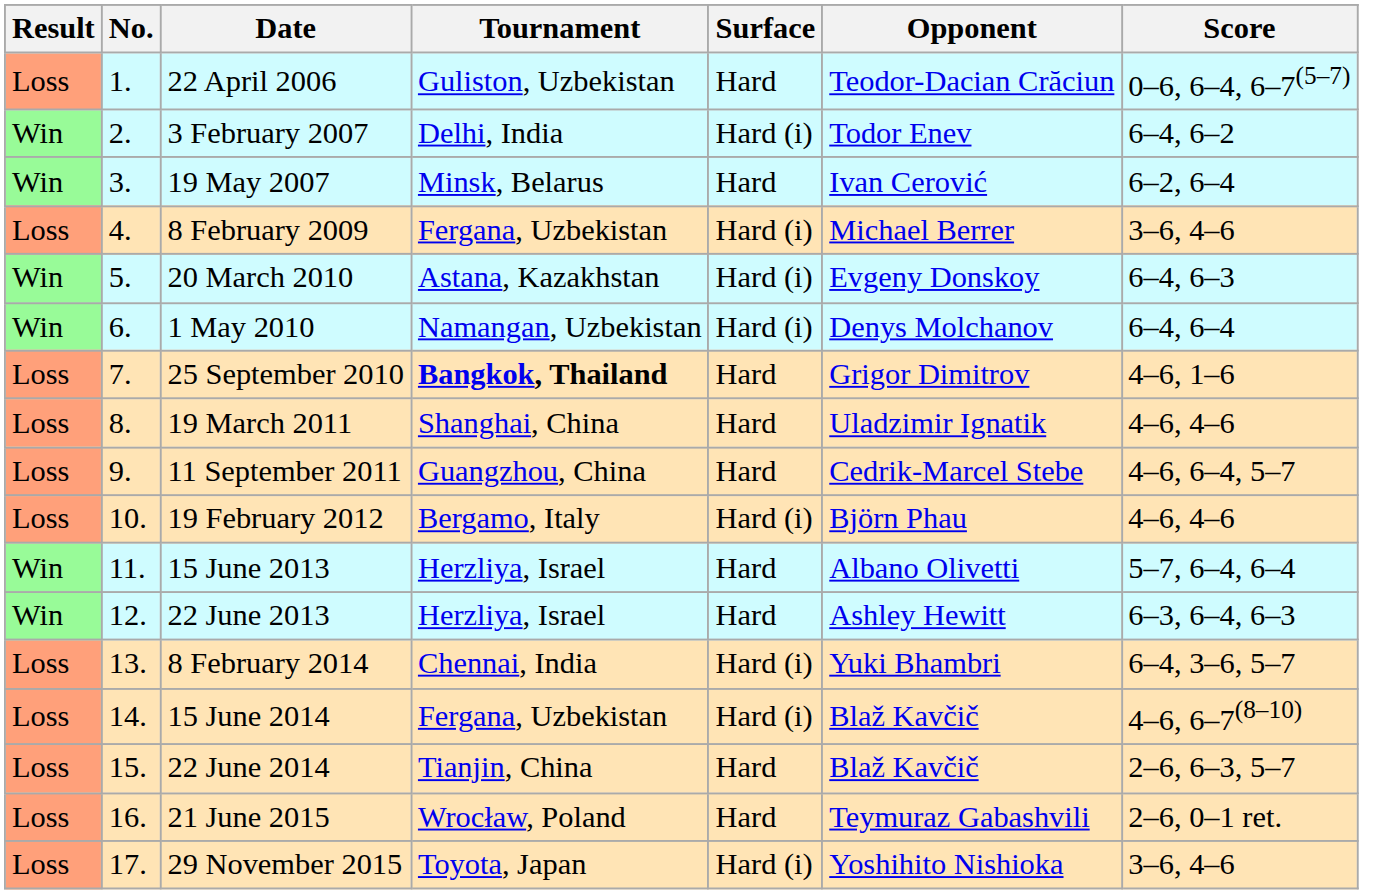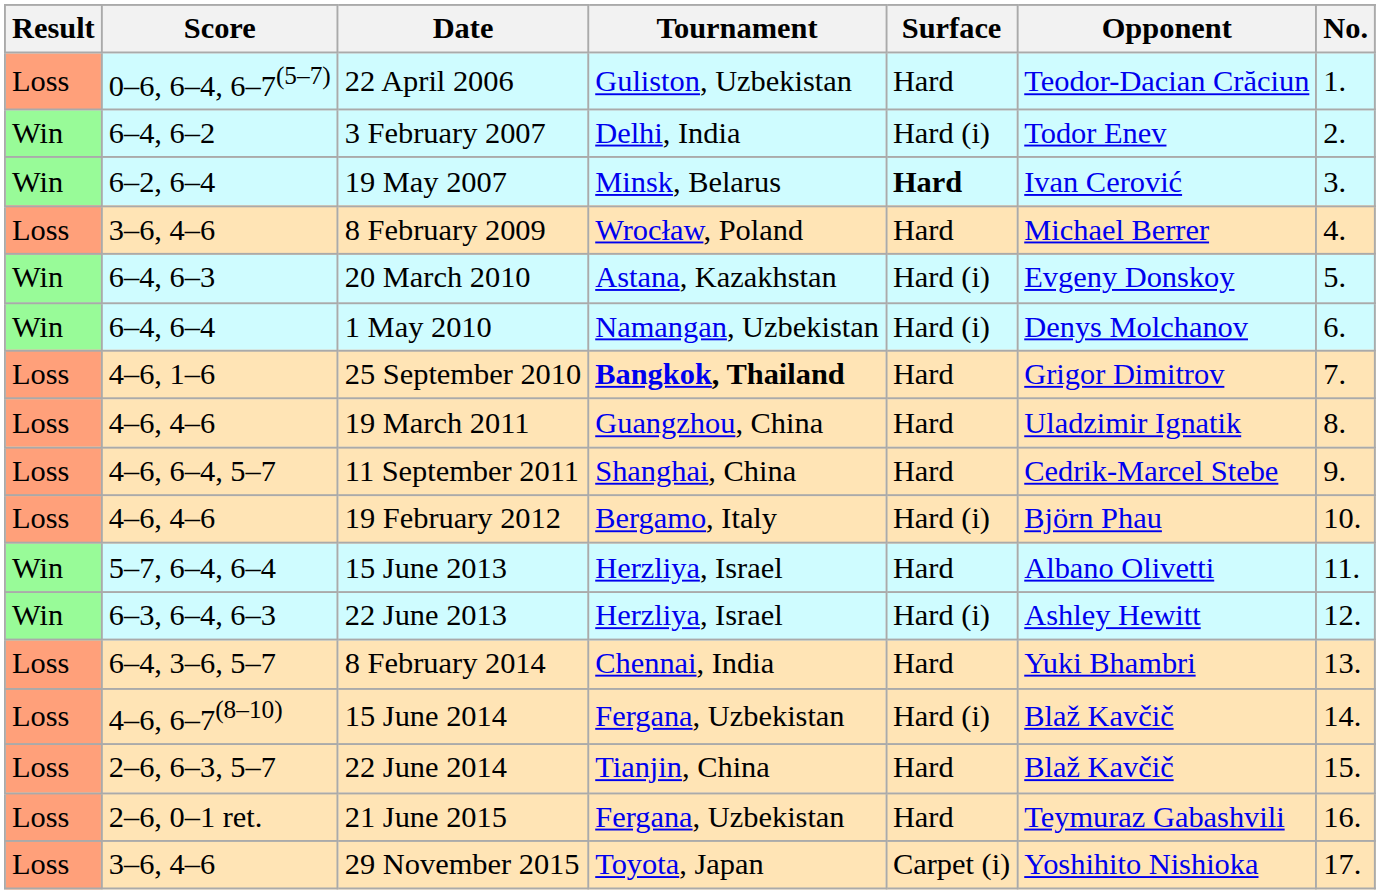columns swapped: (131, 28) <-> (1239, 28)
(746, 181) normal -> (928, 181) bold
(543, 229) Fergana, Uzbekistan -> (699, 229) Wrocław, Poland
(764, 229) Hard (i) -> (923, 229) Hard
(518, 422) Shanghai, China -> (709, 422) Guangzhou, China
(532, 470) Guangzhou, China -> (696, 470) Shanghai, China
(746, 615) Hard -> (941, 615) Hard (i)
(764, 663) Hard (i) -> (923, 663) Hard
(522, 816) Wrocław, Poland -> (720, 816) Fergana, Uzbekistan
(764, 864) Hard (i) -> (952, 864) Carpet (i)
